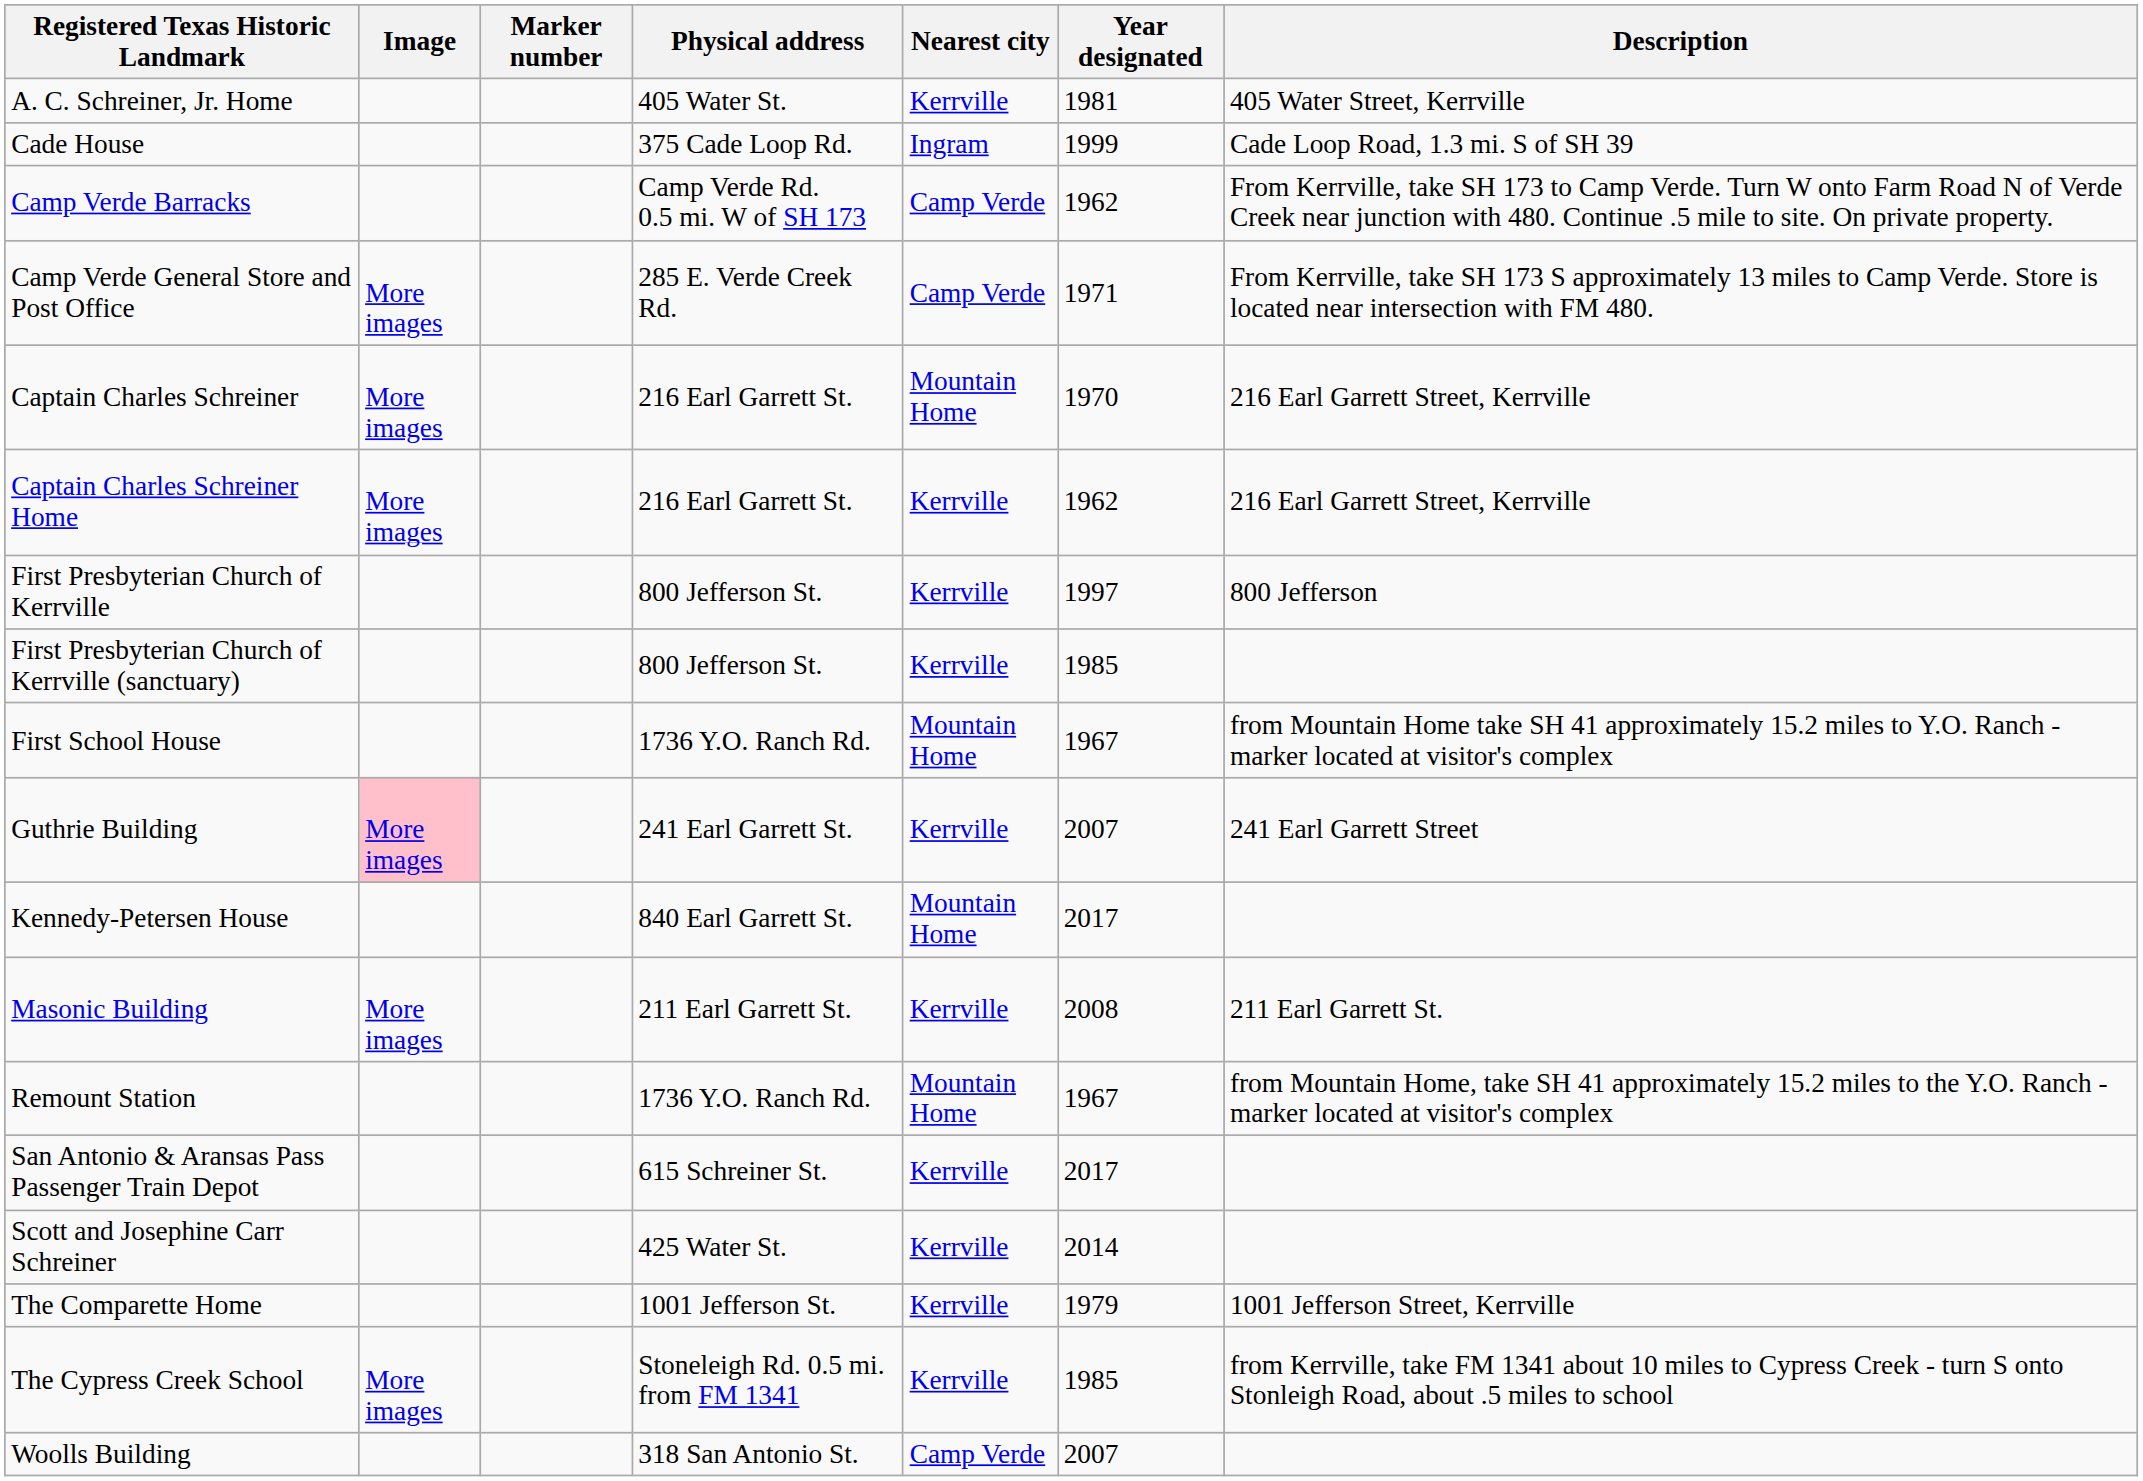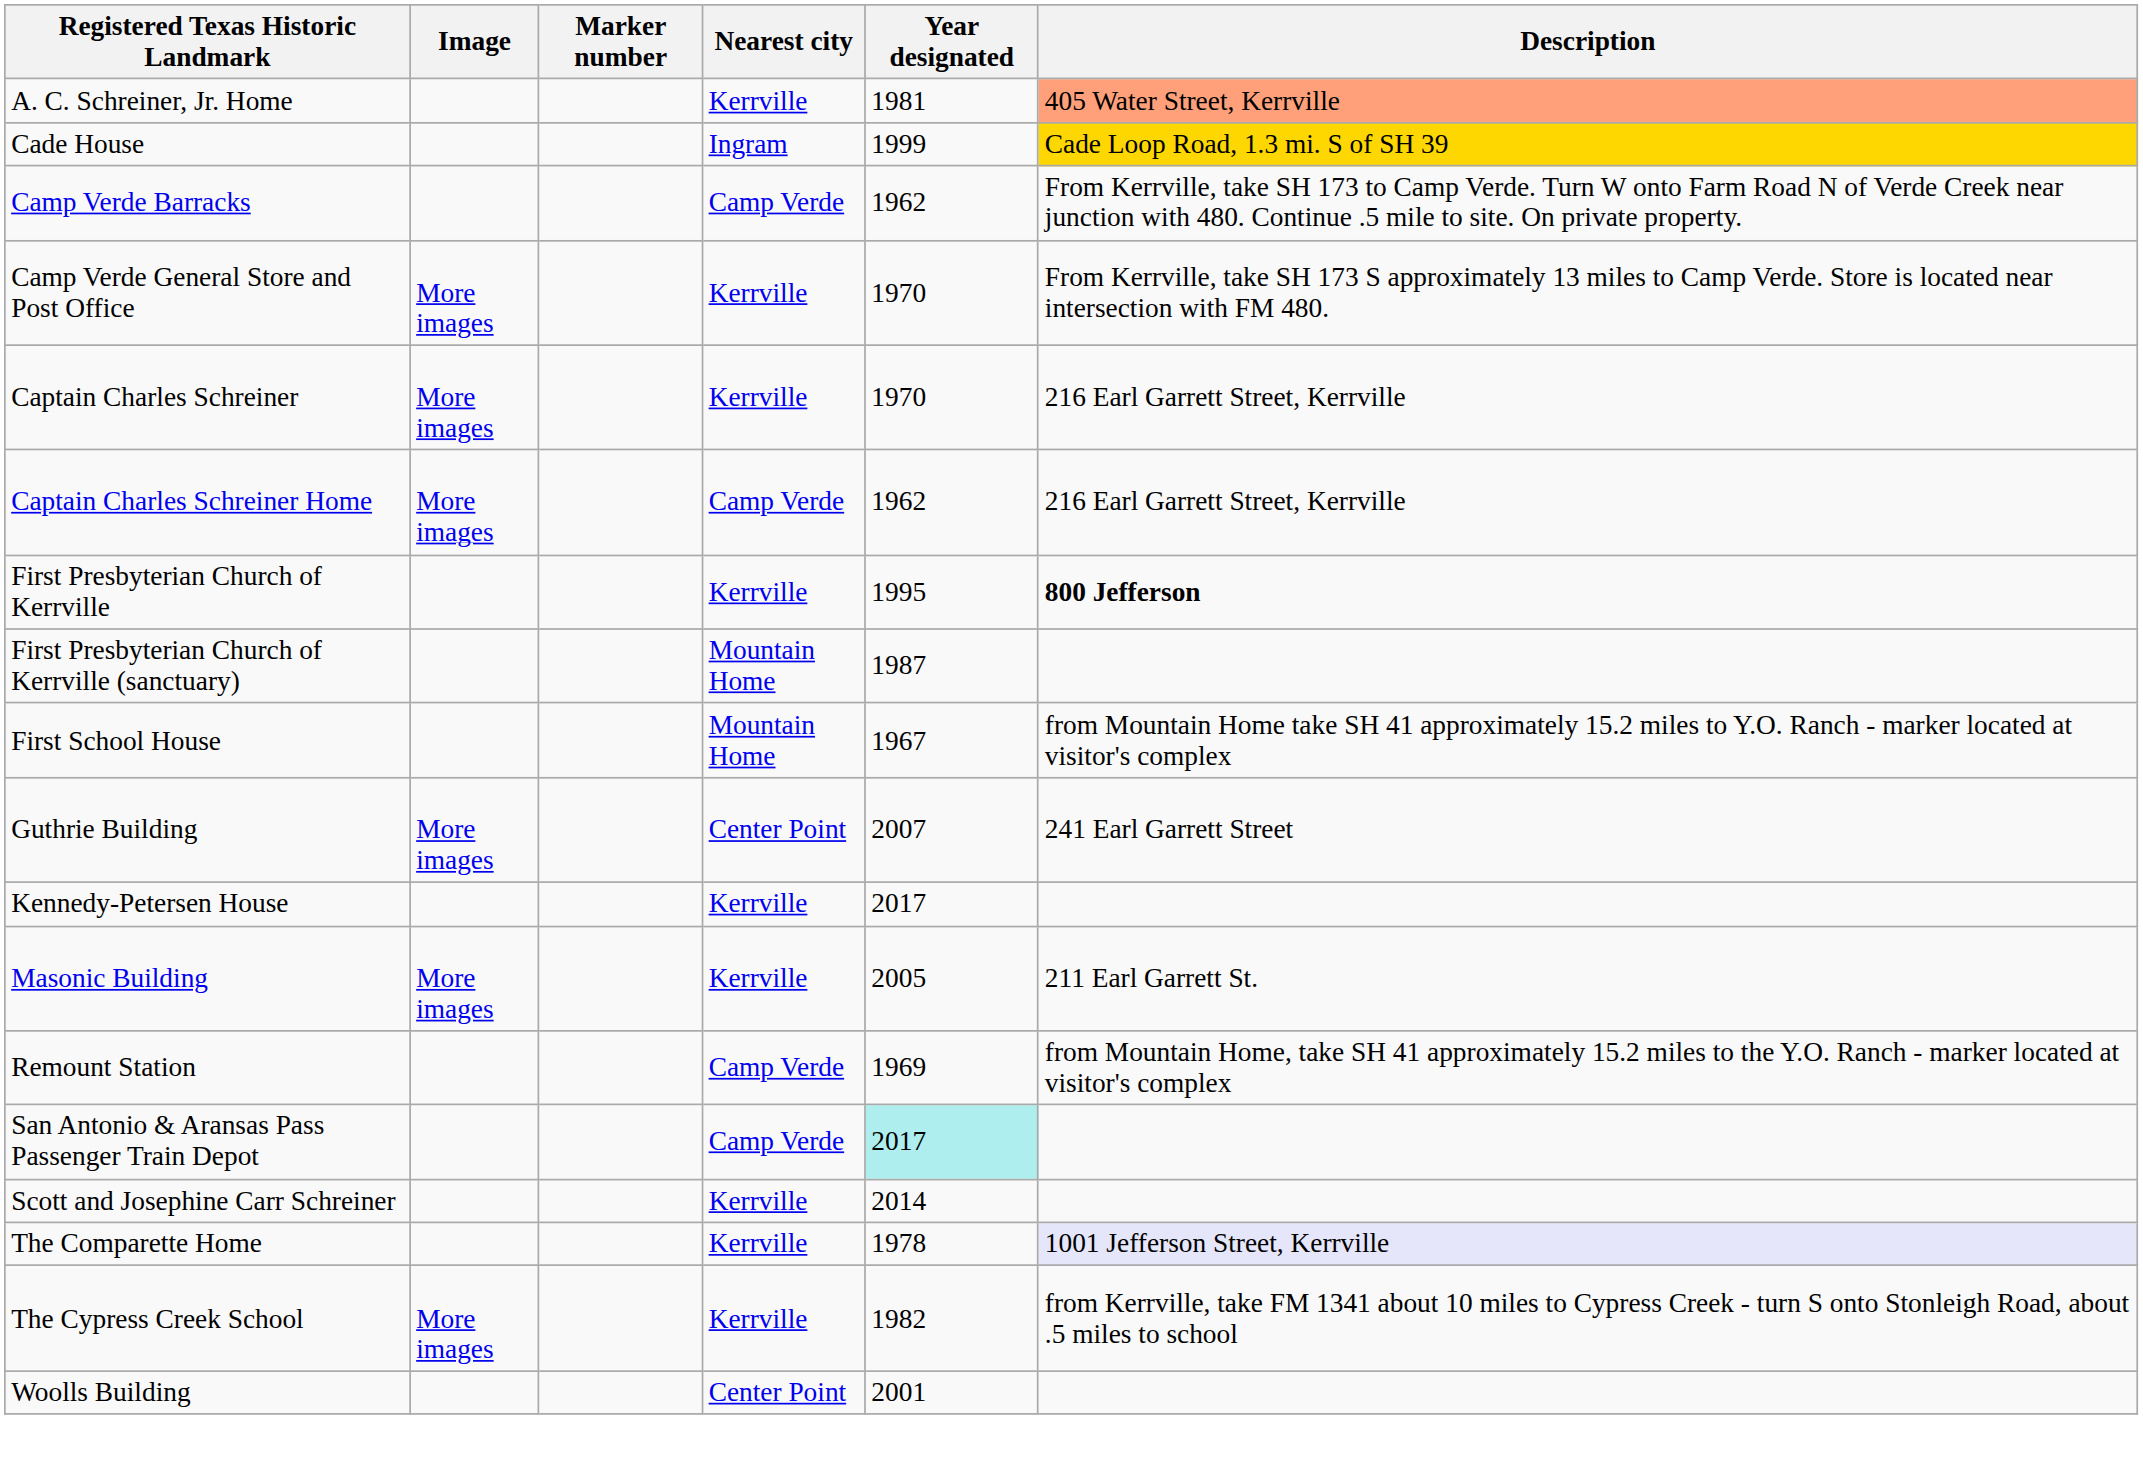- column: (768, 41)
(1377, 100) no background -> (1192, 100) lightsalmon background
(1432, 143) no background -> (1247, 143) gold background
(977, 292) Camp Verde -> (758, 292) Kerrville
(1091, 292) 1971 -> (899, 292) 1970
(963, 397) Mountain Home -> (758, 397) Kerrville
(959, 502) Kerrville -> (776, 502) Camp Verde
(1091, 591) 1997 -> (899, 591) 1995
(1304, 591) normal -> (1123, 591) bold
(959, 665) Kerrville -> (762, 665) Mountain Home
(1091, 665) 1985 -> (899, 665) 1987
(404, 844) pink background -> (455, 844) no background
(959, 829) Kerrville -> (777, 829) Center Point
(963, 919) Mountain Home -> (758, 903) Kerrville
(1091, 1008) 2008 -> (899, 977) 2005
(963, 1098) Mountain Home -> (776, 1067) Camp Verde
(1091, 1098) 1967 -> (899, 1067) 1969
(959, 1172) Kerrville -> (776, 1141) Camp Verde
(1091, 1172) no background -> (899, 1141) paleturquoise background
(1091, 1305) 1979 -> (899, 1243) 1978
(1402, 1305) no background -> (1217, 1243) lavender background
(1091, 1379) 1985 -> (899, 1317) 1982
(977, 1453) Camp Verde -> (777, 1392) Center Point
(1091, 1453) 2007 -> (899, 1392) 2001
